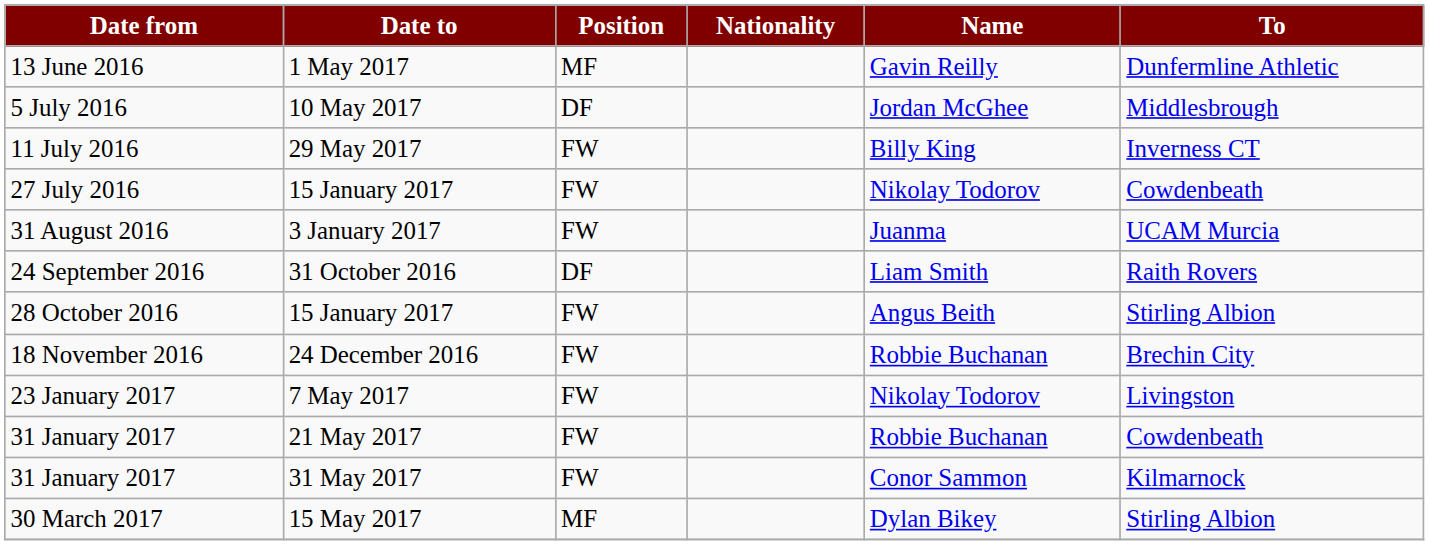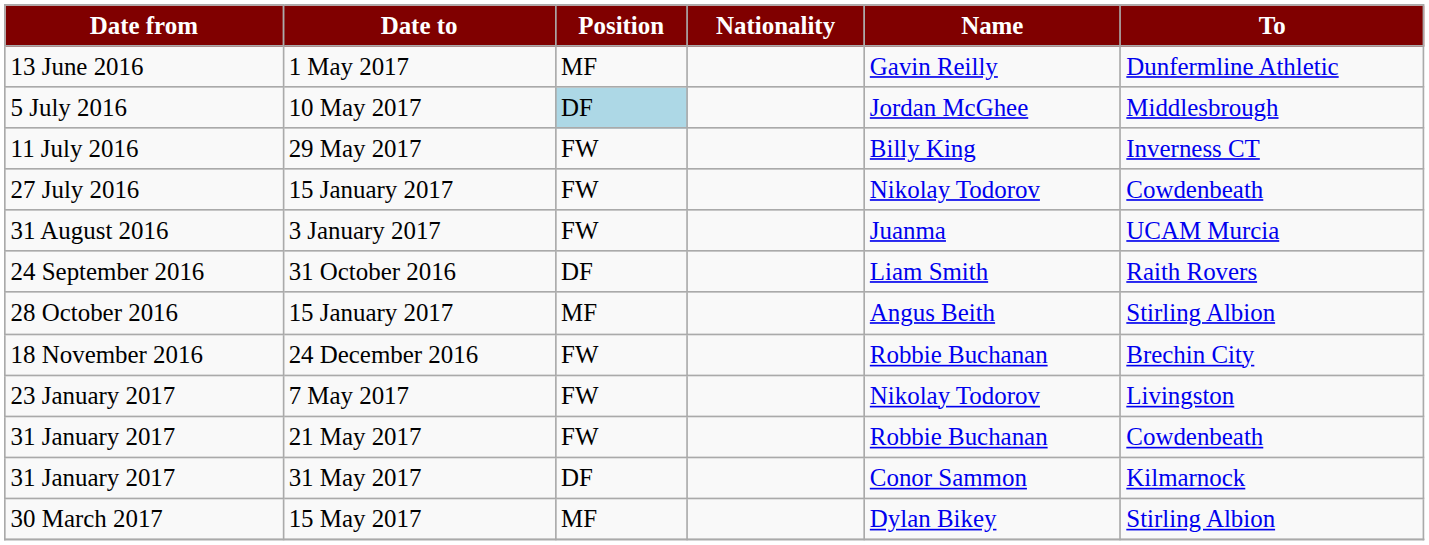(577, 107) no background -> (577, 107) lightblue background
(580, 312) FW -> (579, 312) MF
(580, 477) FW -> (577, 477) DF
